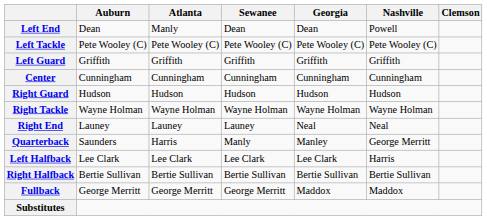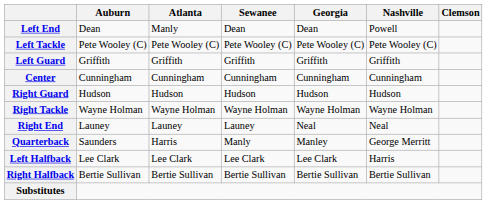- row: (40, 191)
